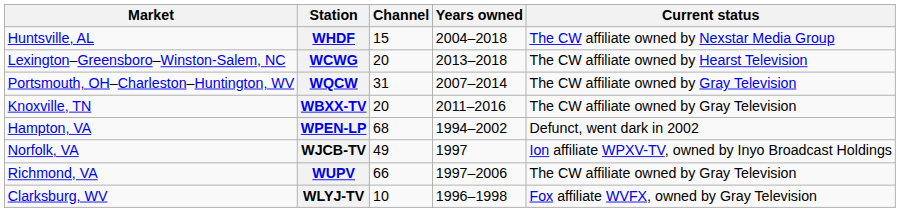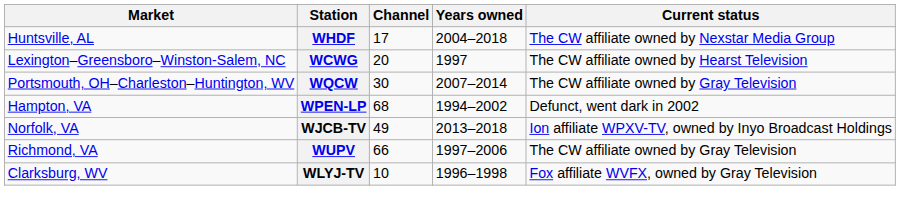(381, 38) 15 -> (381, 38) 17
(471, 60) 2013–2018 -> (452, 60) 1997
(381, 83) 31 -> (381, 83) 30
- row: (334, 106)
(452, 151) 1997 -> (471, 128) 2013–2018
